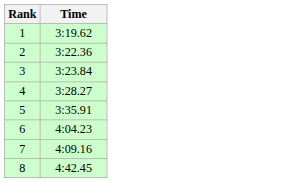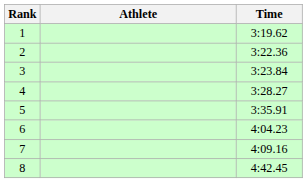+ column: (138, 14)
